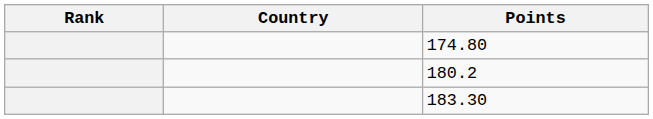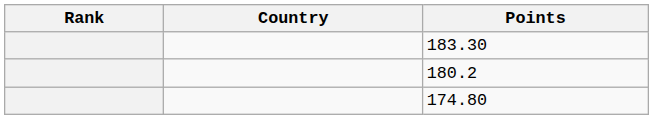rows swapped: (457, 100) <-> (457, 46)
